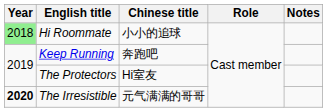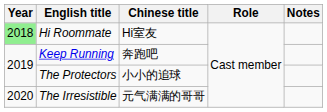(152, 33) 小小的追球 -> (139, 33) Hi室友
(139, 75) Hi室友 -> (152, 75) 小小的追球
(20, 96) bold -> (20, 96) normal
